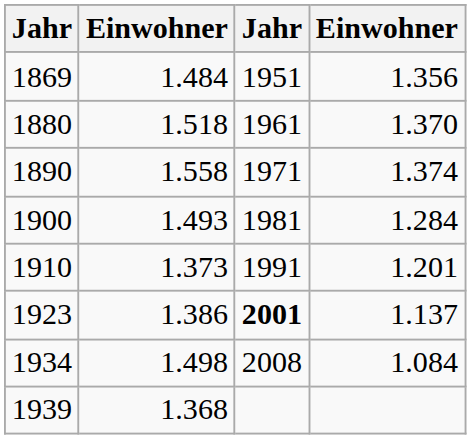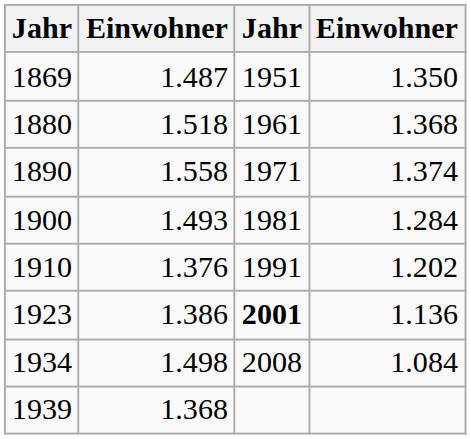(194, 76) 1.484 -> (194, 76) 1.487
(424, 76) 1.356 -> (424, 76) 1.350
(424, 123) 1.370 -> (424, 123) 1.368
(194, 266) 1.373 -> (194, 266) 1.376
(424, 266) 1.201 -> (424, 266) 1.202
(424, 314) 1.137 -> (424, 314) 1.136
